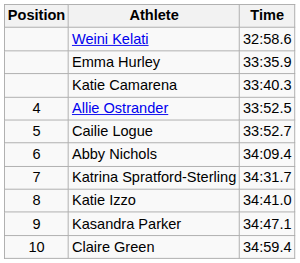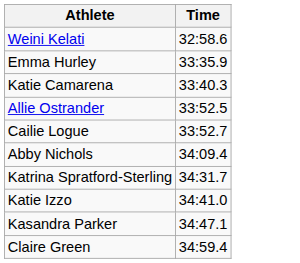- column: (37, 16)
